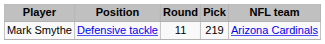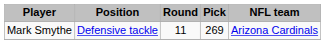(214, 30) 219 -> (214, 30) 269
